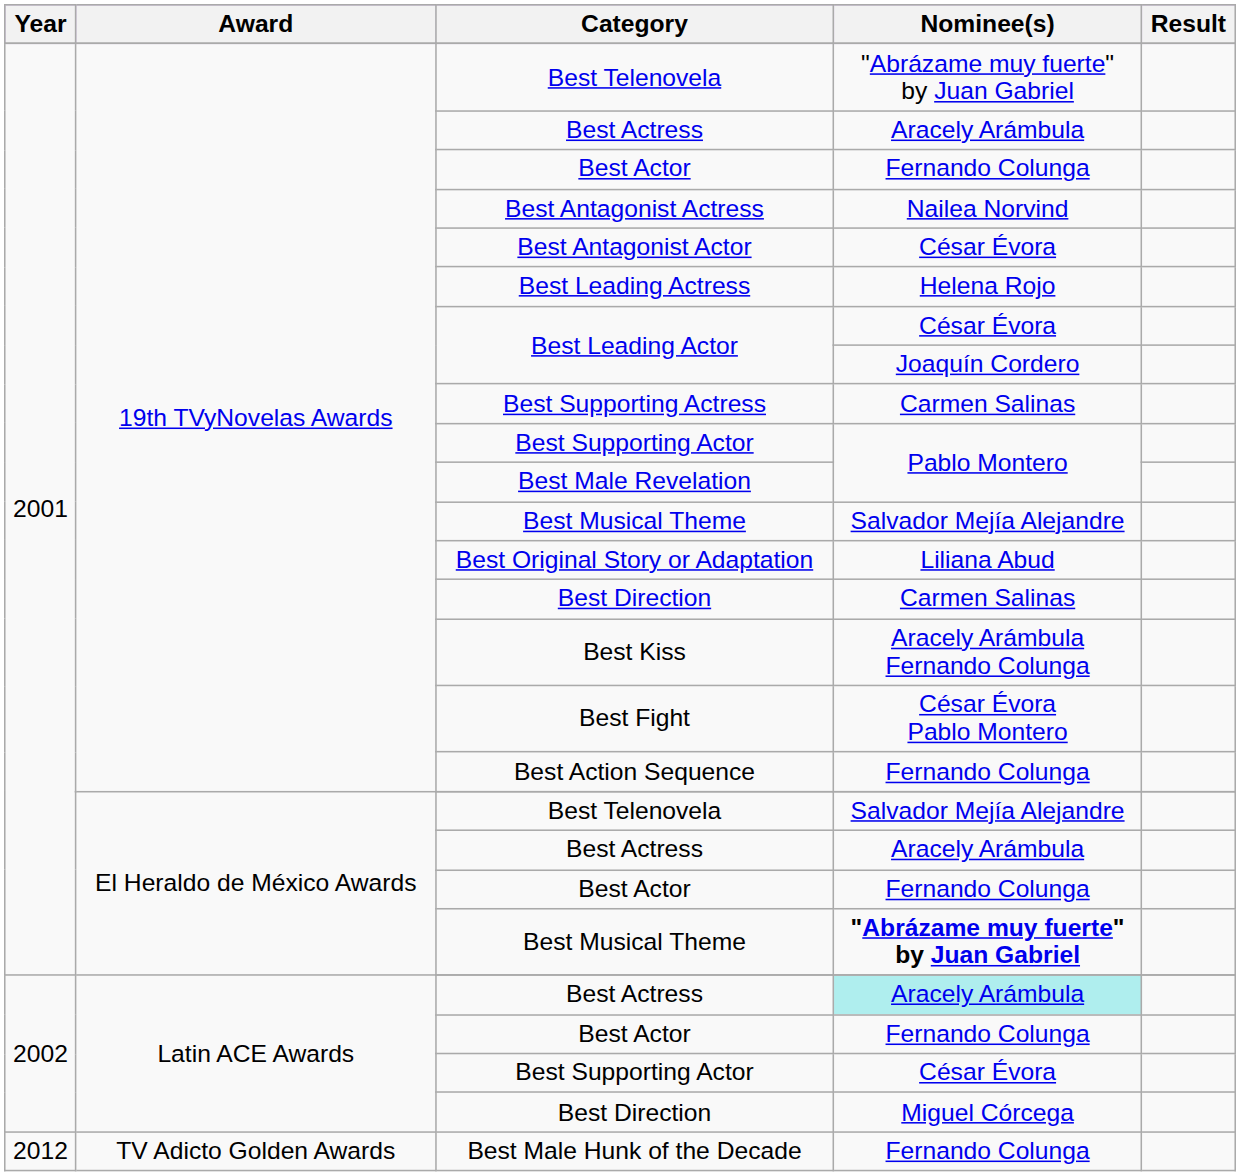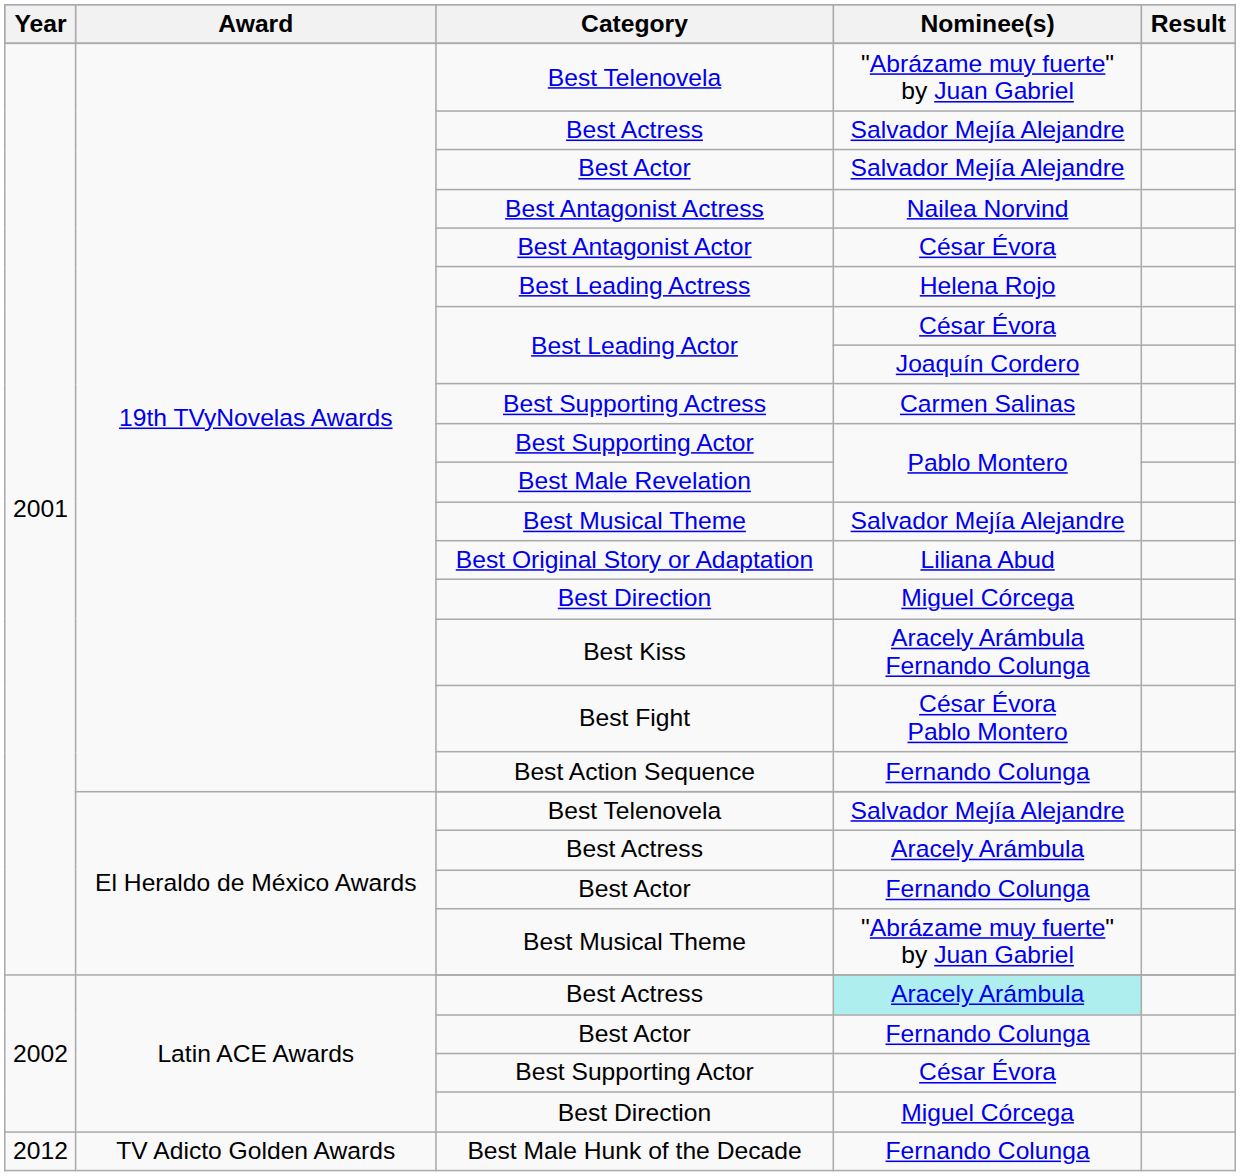(988, 129) Aracely Arámbula -> (988, 129) Salvador Mejía Alejandre
(988, 168) Fernando Colunga -> (988, 168) Salvador Mejía Alejandre
(988, 598) Carmen Salinas -> (988, 598) Miguel Córcega
(988, 941) bold -> (988, 941) normal
